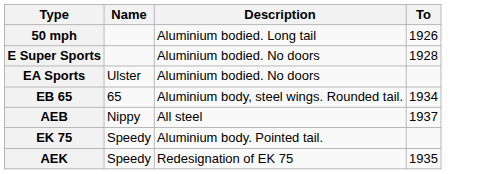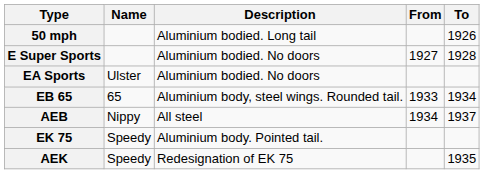+ column: (425, 14)
